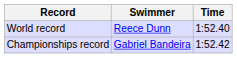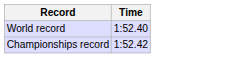- column: (152, 12)
